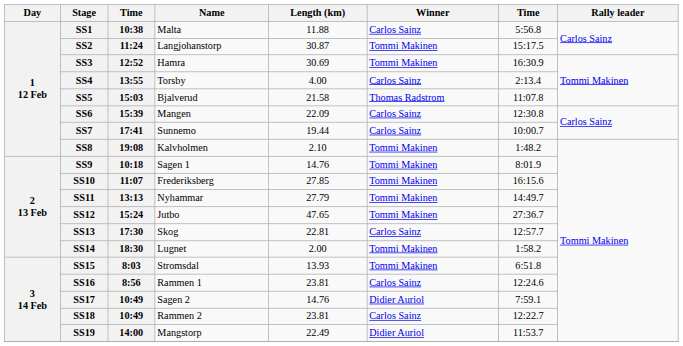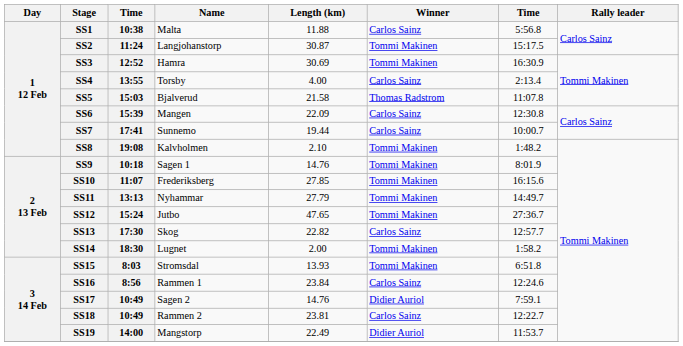(318, 232) 22.81 -> (318, 232) 22.82
(318, 283) 23.81 -> (318, 283) 23.84
